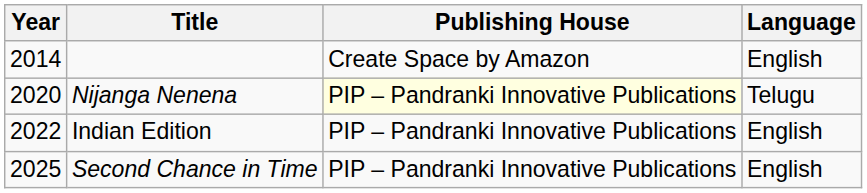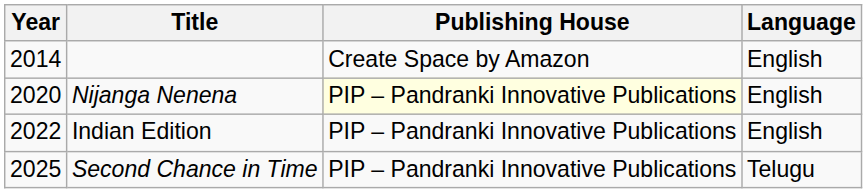(781, 95) Telugu -> (785, 95) English
(785, 168) English -> (781, 168) Telugu
